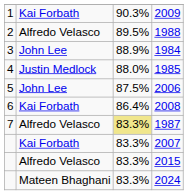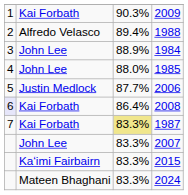(132, 32) 89.5% -> (132, 32) 89.4%
(58, 69) Justin Medlock -> (43, 69) John Lee
(43, 87) John Lee -> (58, 87) Justin Medlock
(132, 87) 87.5% -> (132, 87) 87.7%
(10, 106) no background -> (10, 106) lavender background
(60, 124) Alfredo Velasco -> (49, 124) Kai Forbath
(49, 143) Kai Forbath -> (43, 143) John Lee
(60, 161) Alfredo Velasco -> (60, 161) Kaʻimi Fairbairn
